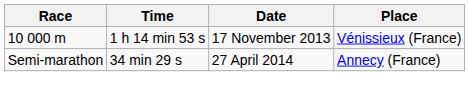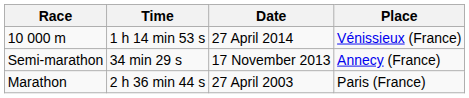(271, 38) 17 November 2013 -> (253, 38) 27 April 2014
(253, 60) 27 April 2014 -> (271, 60) 17 November 2013
+ row: (37, 82)
